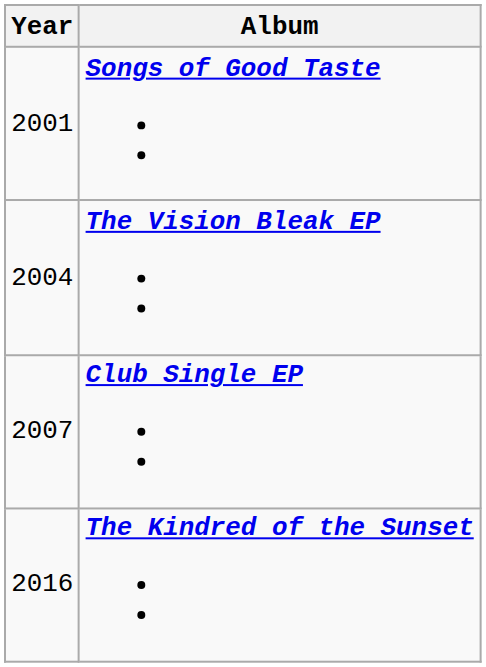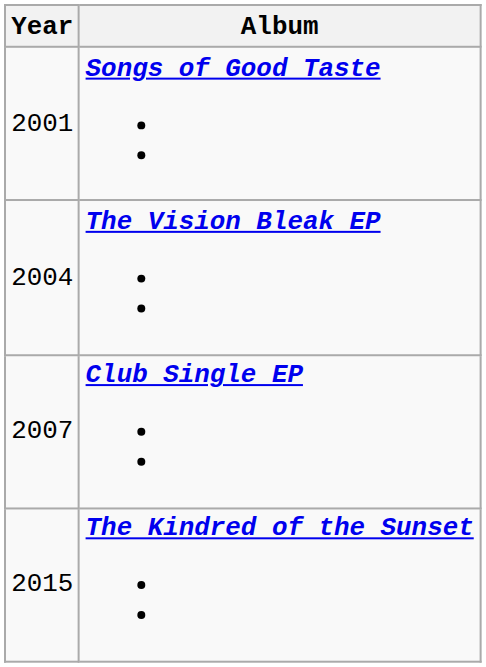(42, 585) 2016 -> (42, 585) 2015
